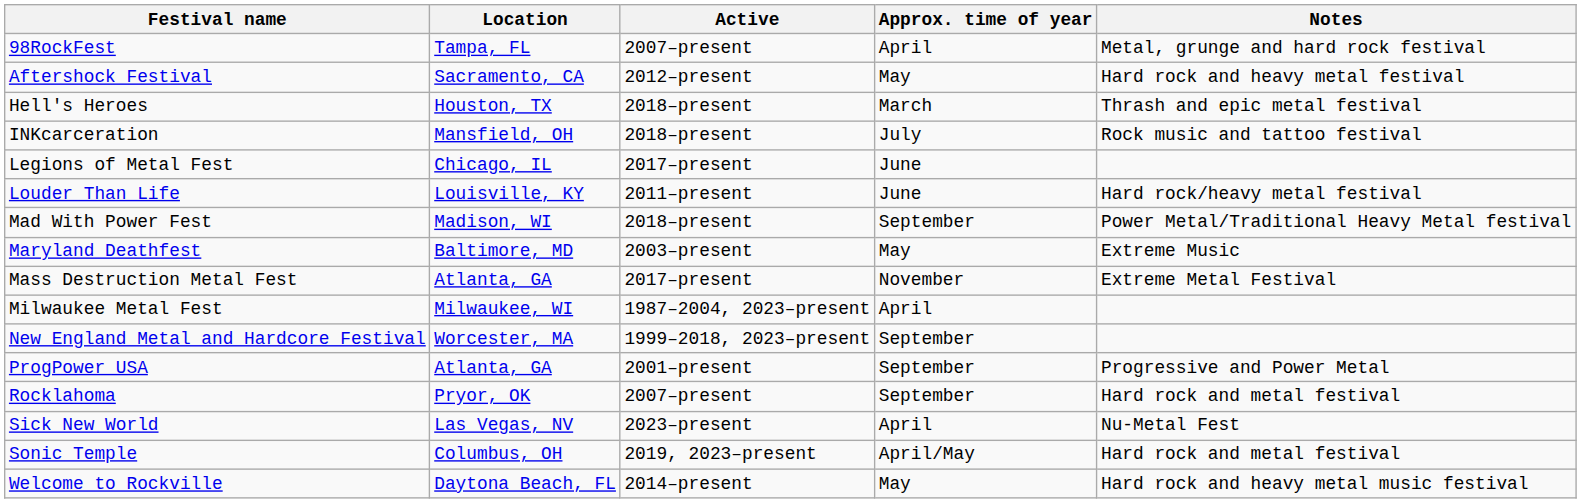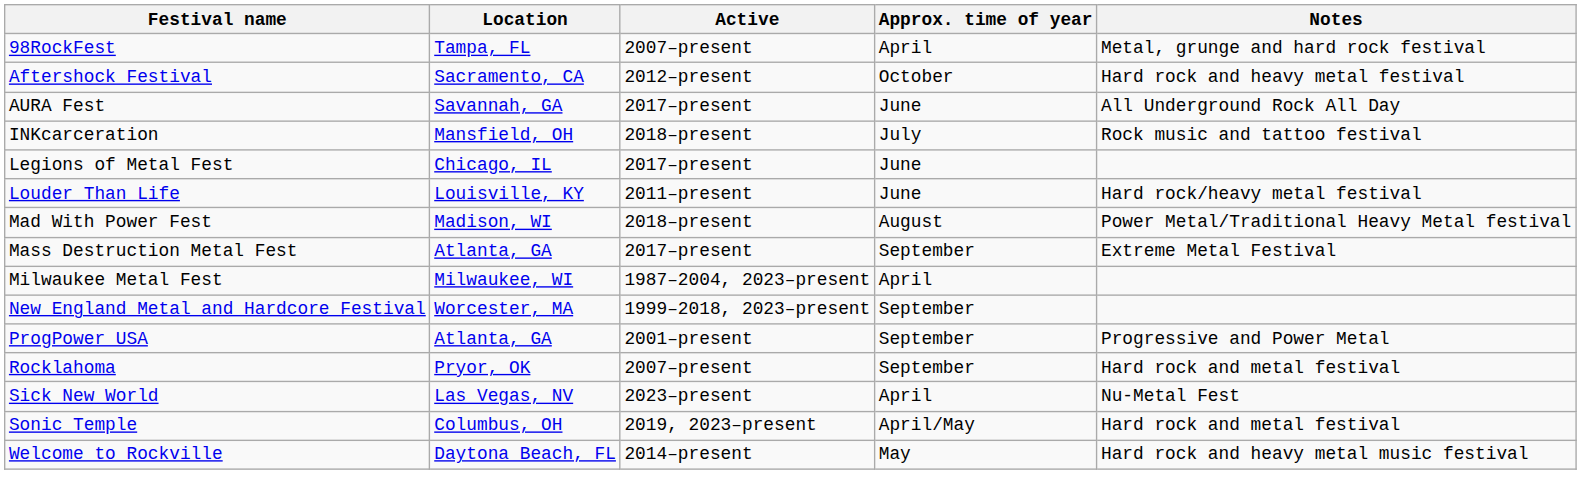(895, 77) May -> (916, 77) October
+ row: (57, 106)
- row: (78, 106)
(927, 222) September -> (911, 222) August
- row: (105, 251)
(921, 280) November -> (927, 251) September
